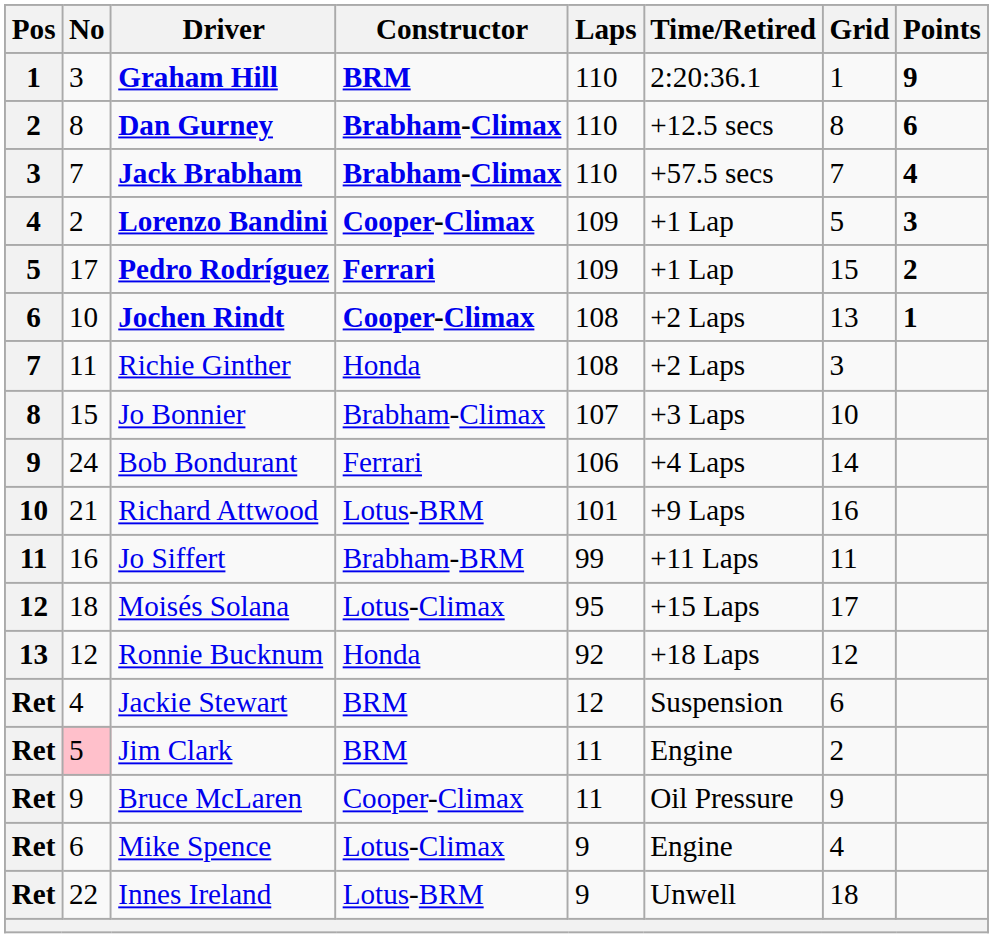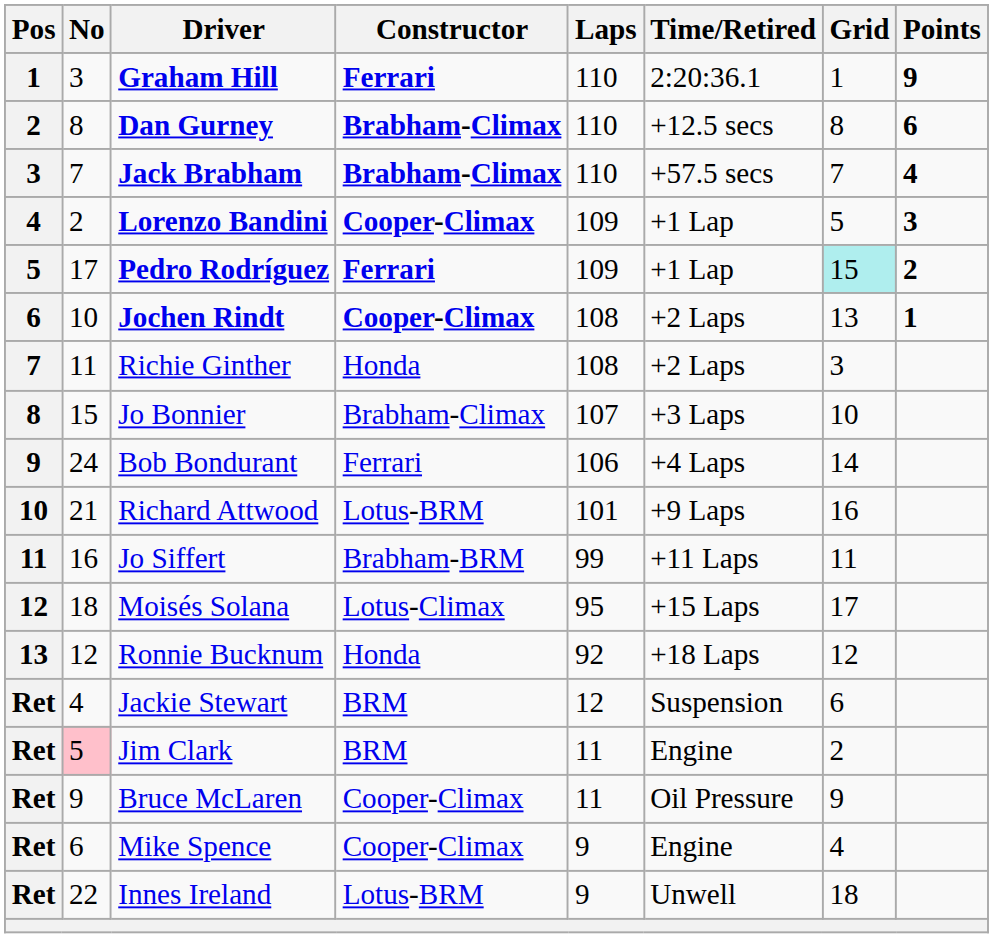(377, 76) BRM -> (389, 76) Ferrari
(844, 269) no background -> (844, 269) paleturquoise background
(424, 846) Lotus-Climax -> (433, 846) Cooper-Climax
